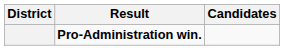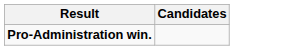- column: (29, 14)
